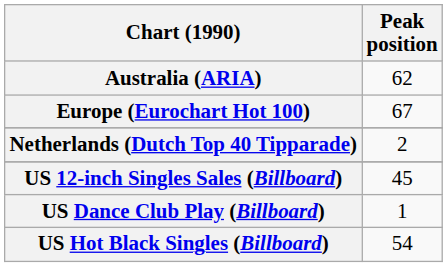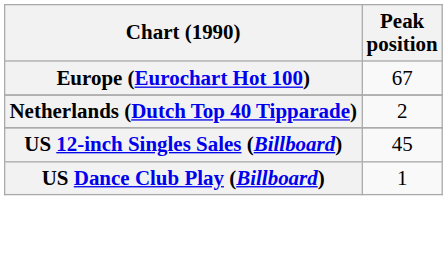- row: (183, 77)
- row: (183, 244)
